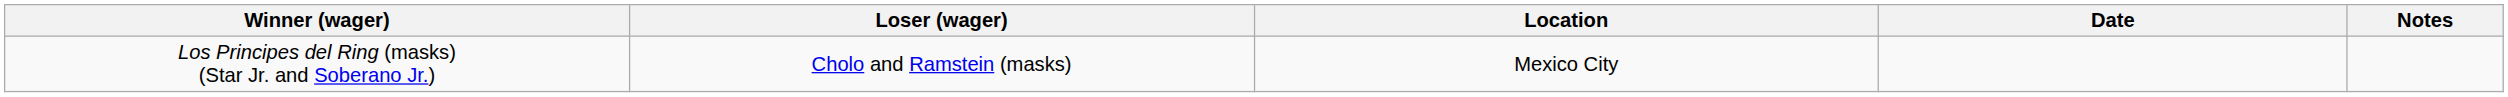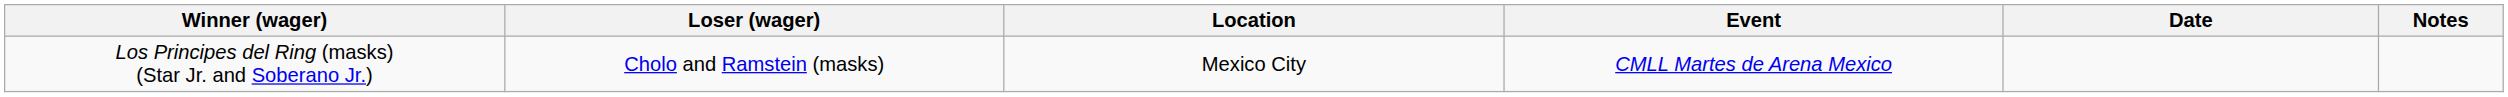+ column: (1754, 20)
